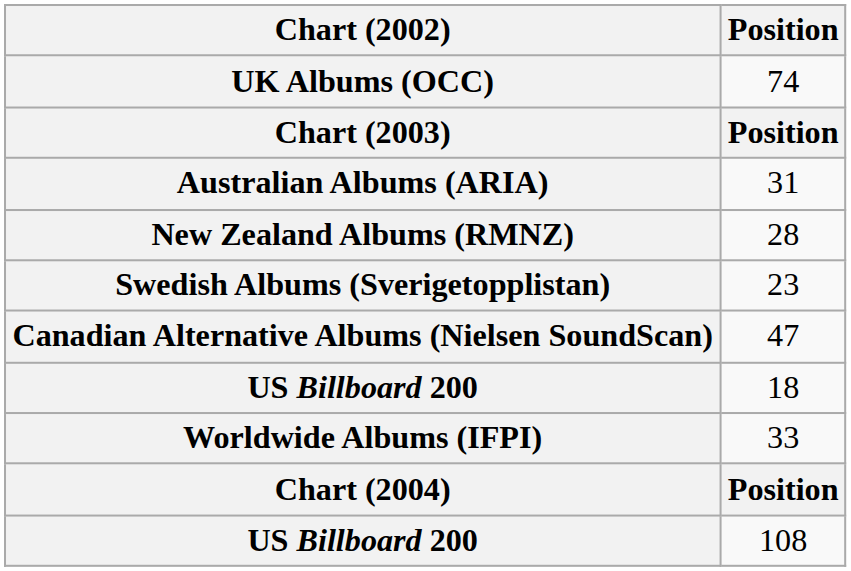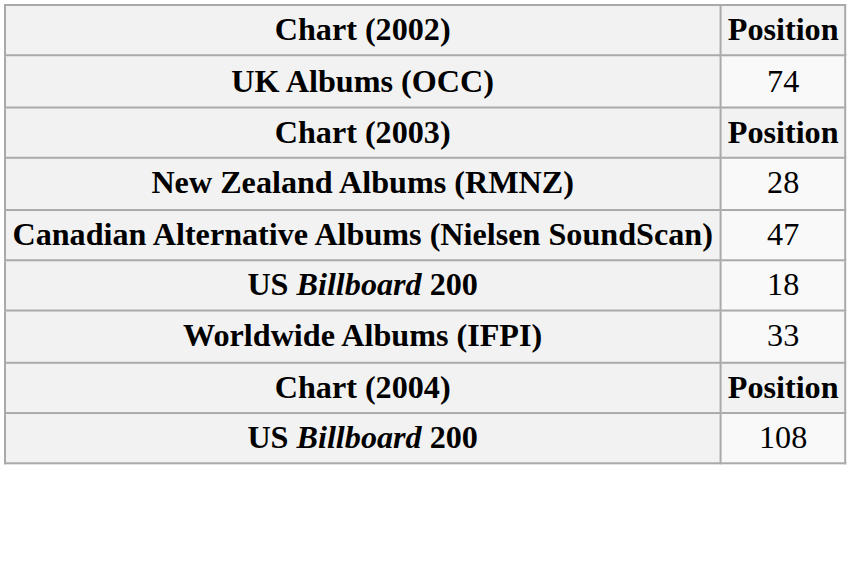- row: (783, 183)
- row: (783, 285)
